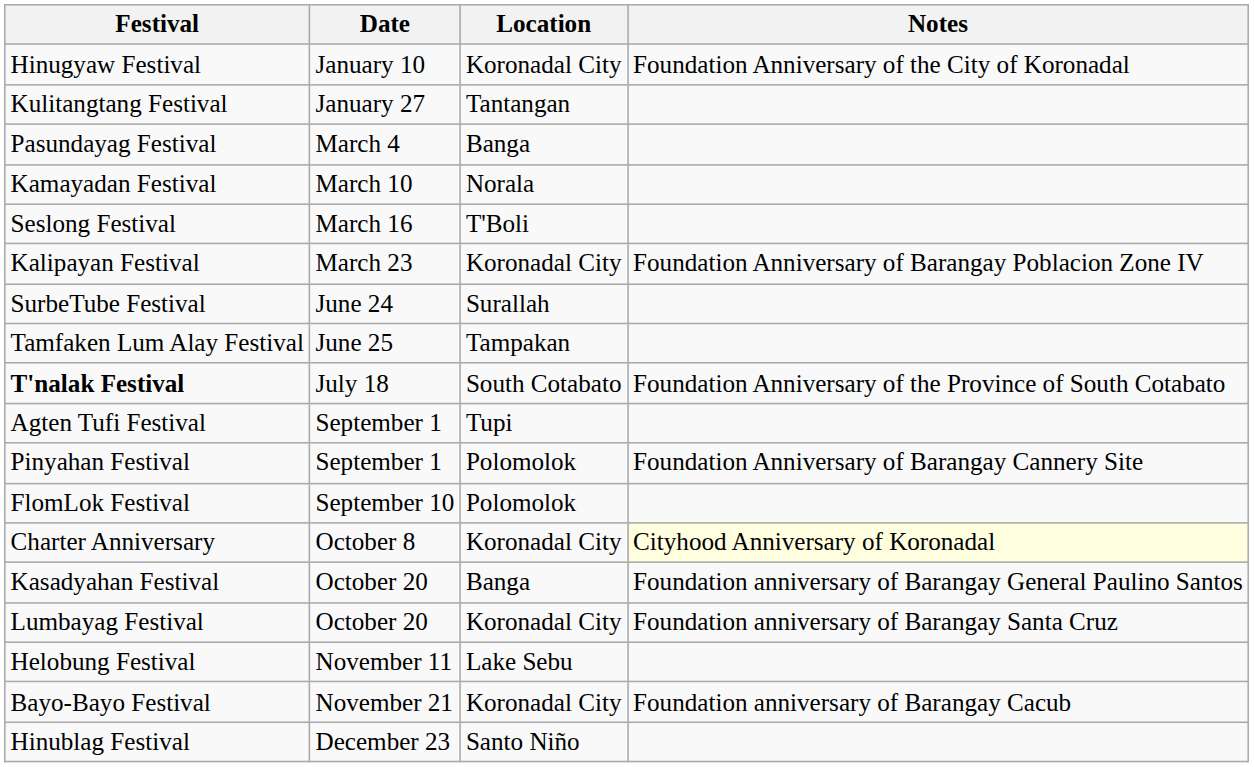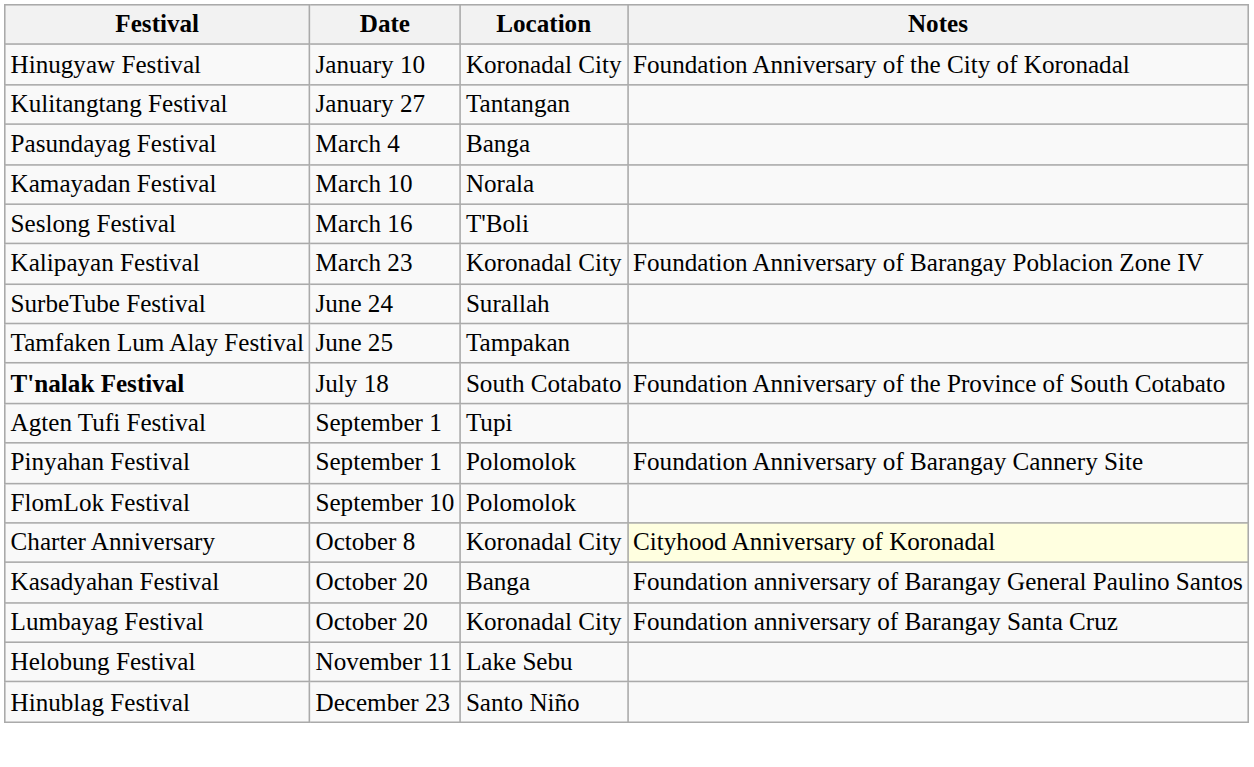- row: (111, 701)
